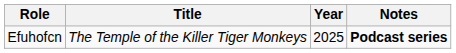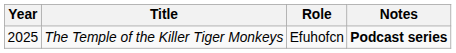columns swapped: (329, 15) <-> (35, 15)
